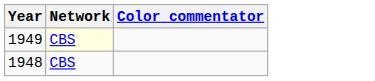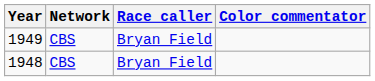+ column: (165, 16)
(63, 40) lightyellow background -> (63, 40) no background
